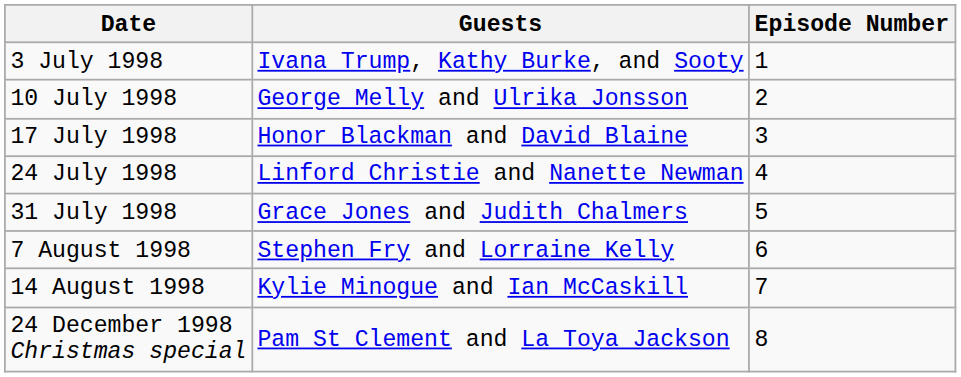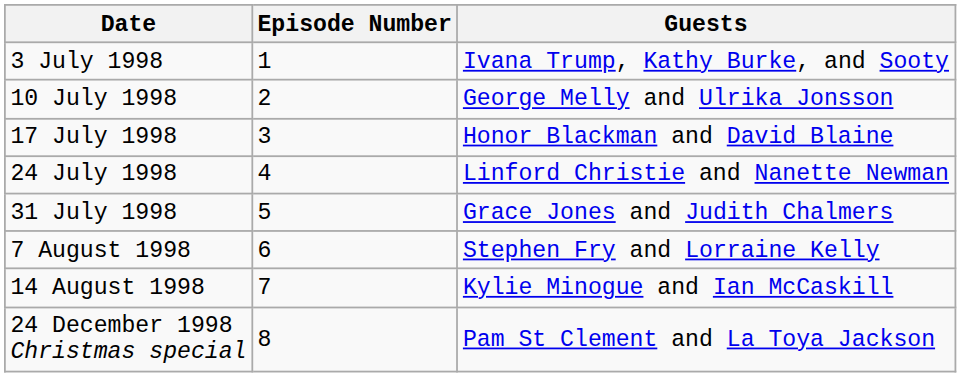columns swapped: (852, 24) <-> (501, 24)
